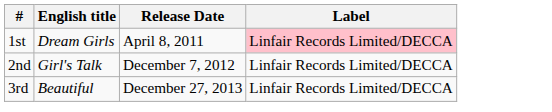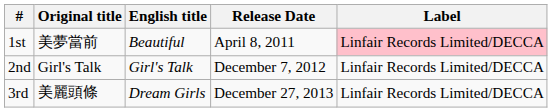+ column: (80, 16)
(76, 40) Dream Girls -> (157, 42) Beautiful
(66, 88) Beautiful -> (167, 93) Dream Girls
